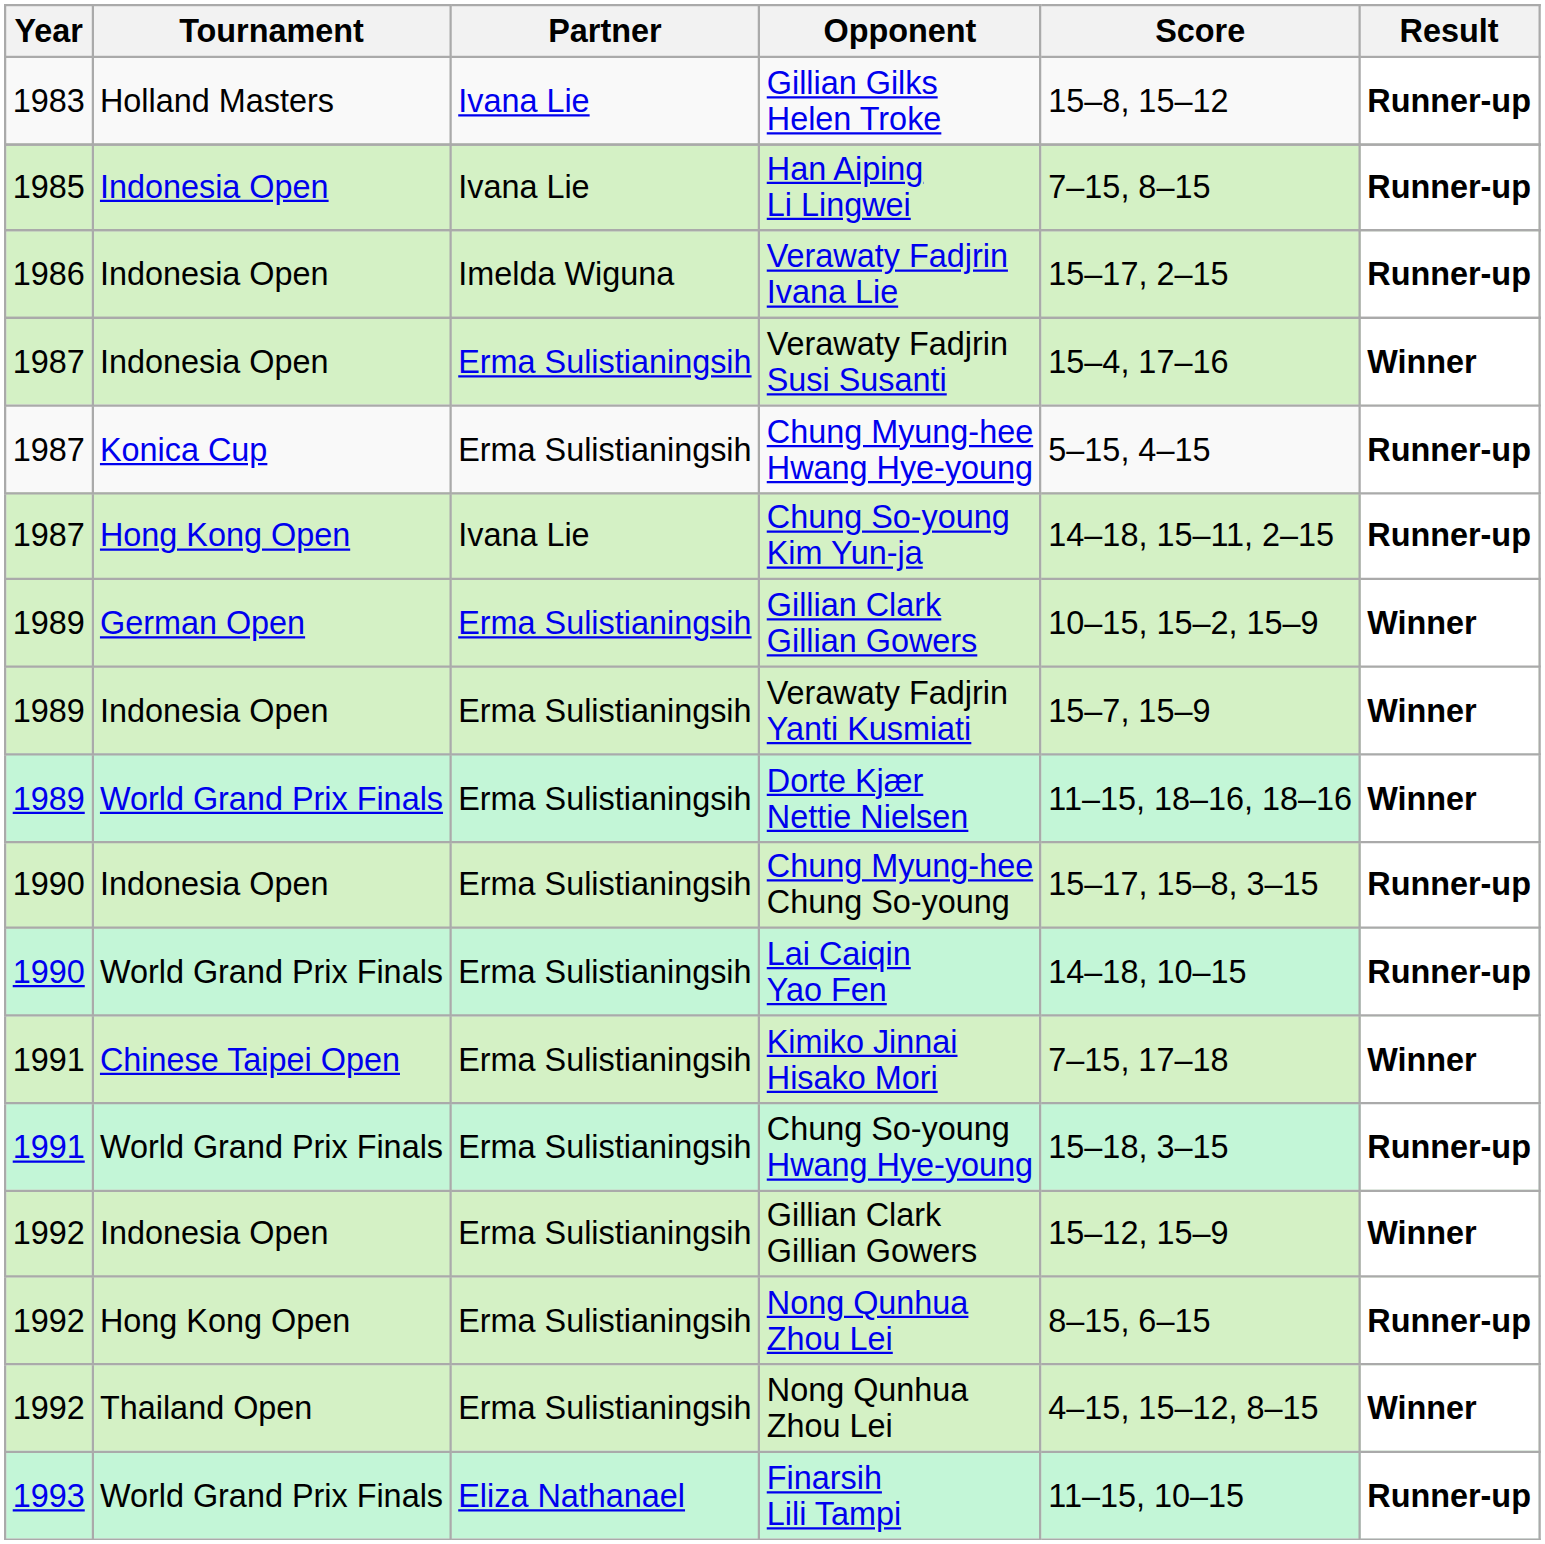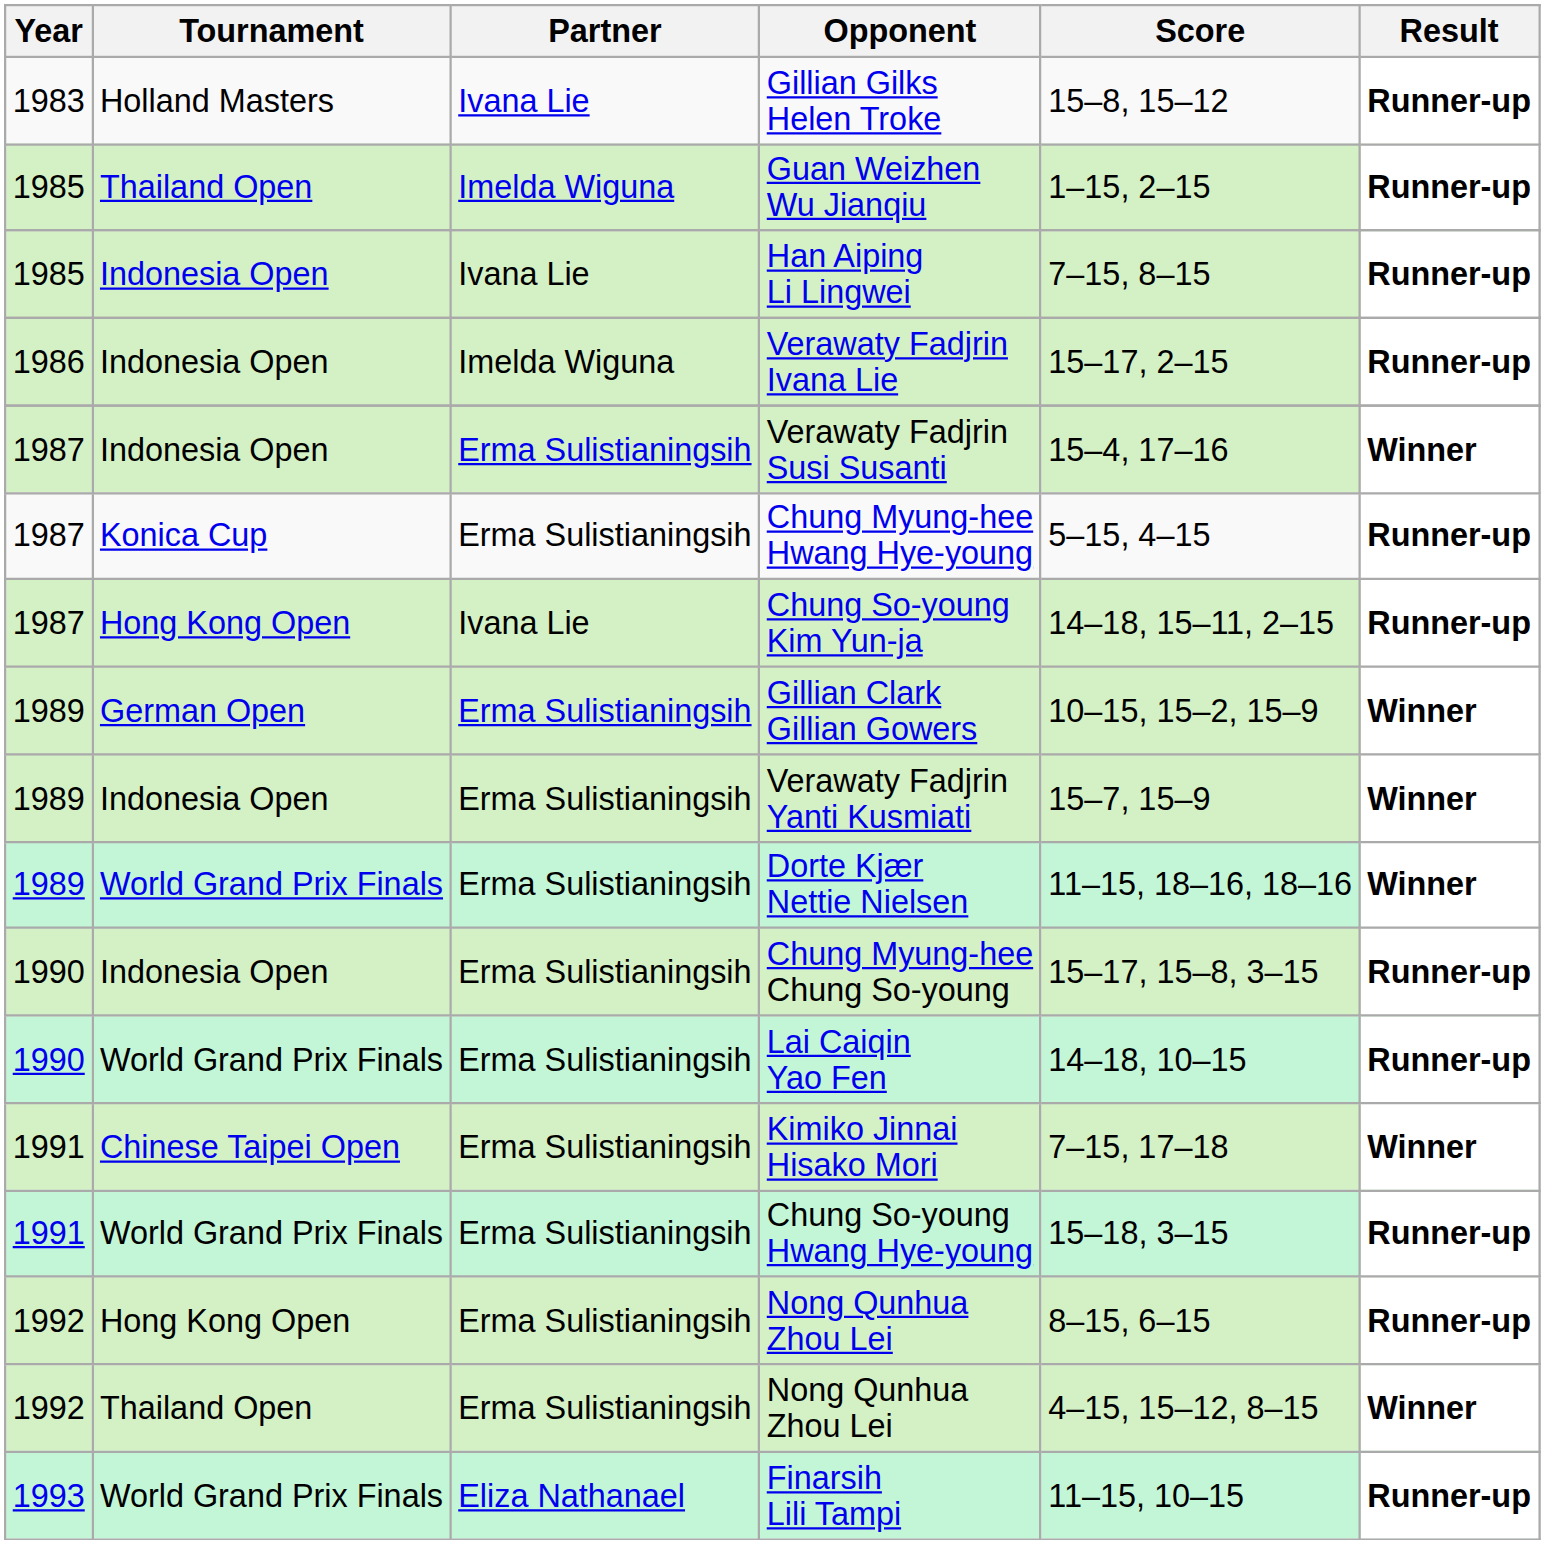+ row: (206, 187)
- row: (214, 1234)
